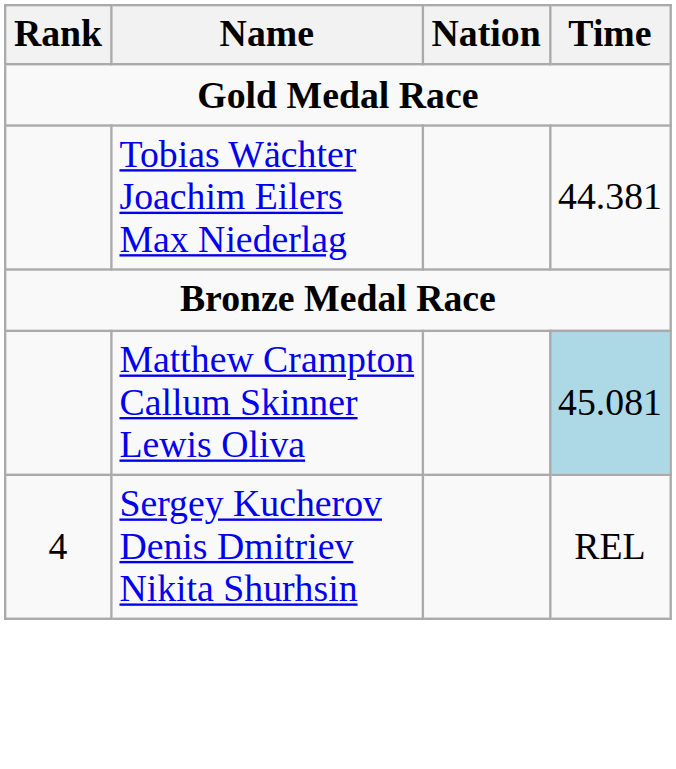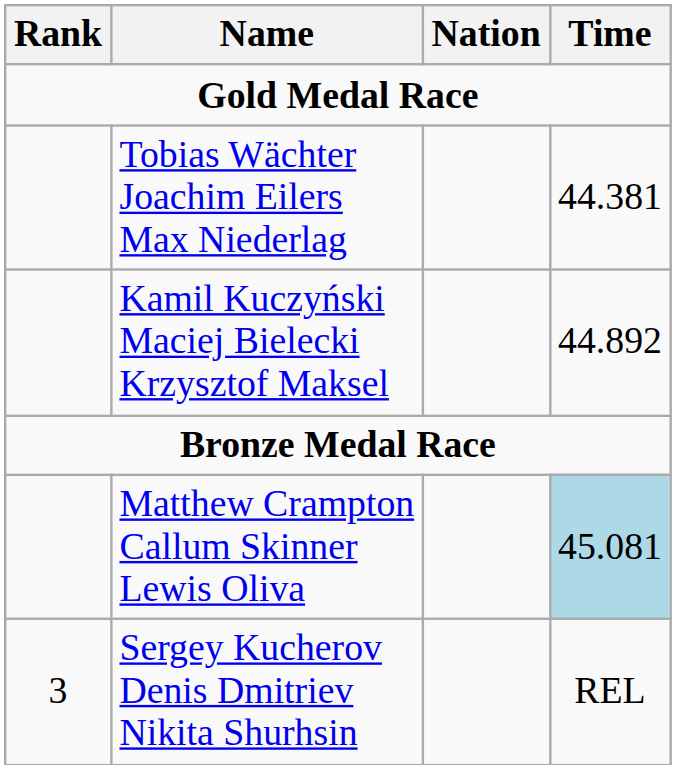+ row: (254, 341)
(58, 546) 4 -> (58, 691) 3
